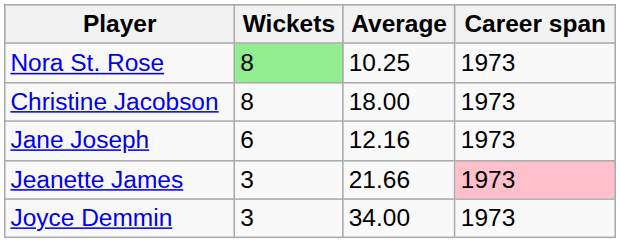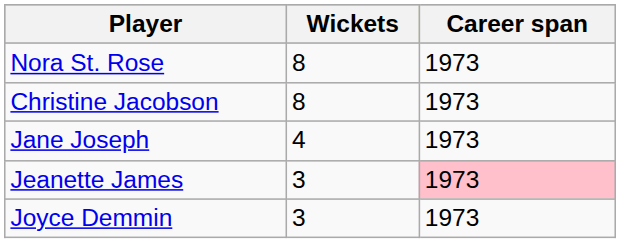- column: (399, 23)
(247, 62) lightgreen background -> (299, 62) no background
(247, 140) 6 -> (299, 140) 4
